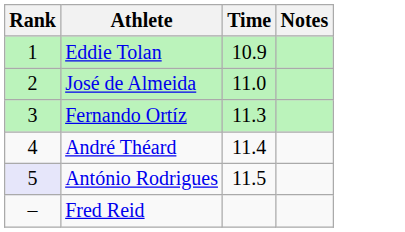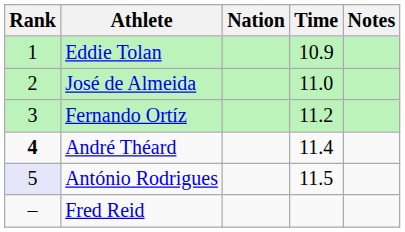+ column: (256, 20)
(249, 115) 11.3 -> (316, 115) 11.2
(33, 147) normal -> (33, 147) bold
